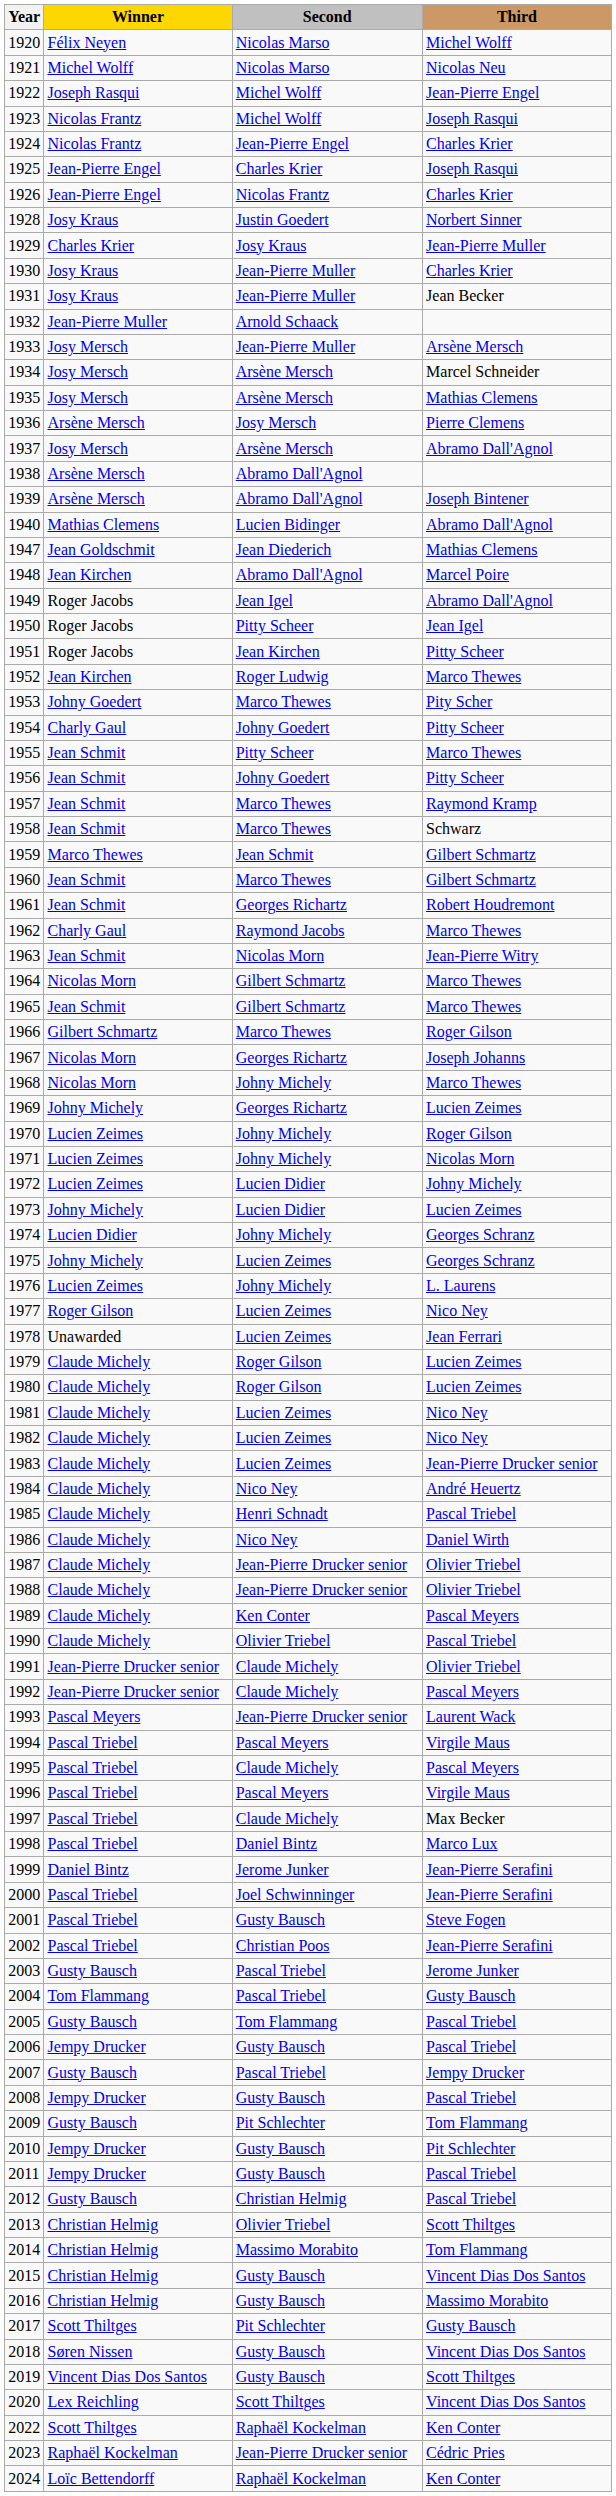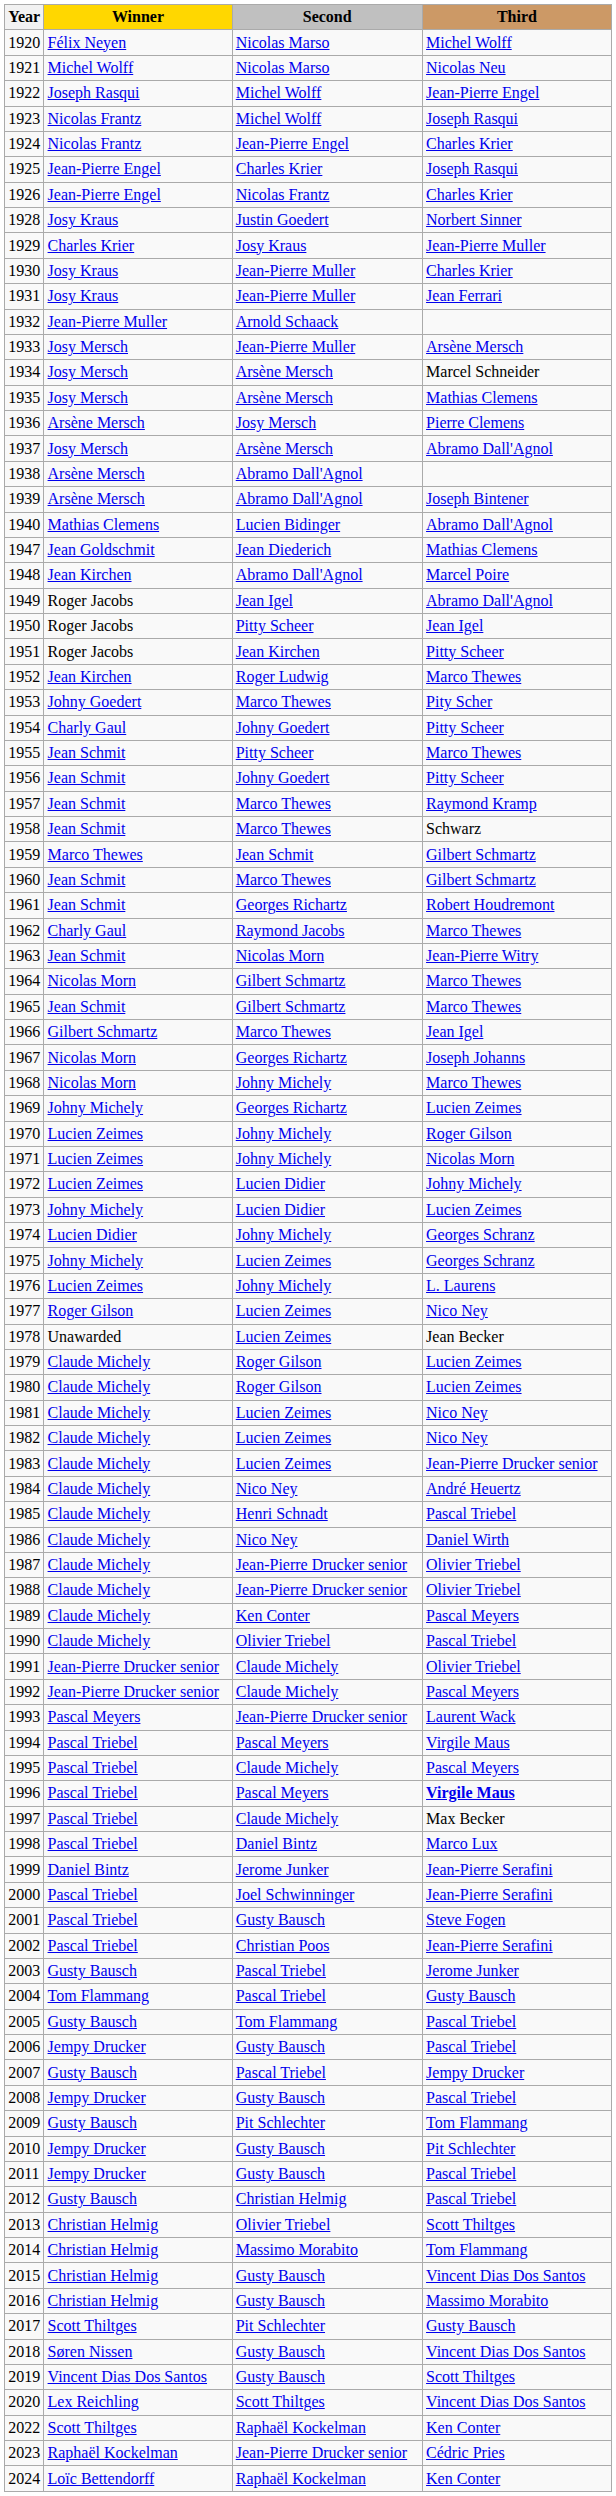(465, 296) Jean Becker -> (464, 296) Jean Ferrari
(469, 1032) Roger Gilson -> (455, 1032) Jean Igel
(464, 1336) Jean Ferrari -> (465, 1336) Jean Becker
(468, 1793) normal -> (470, 1793) bold
